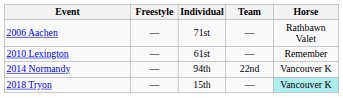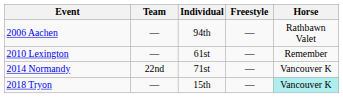columns swapped: (250, 12) <-> (154, 12)
(202, 33) 71st -> (202, 33) 94th
(202, 69) 94th -> (202, 69) 71st
